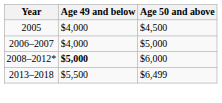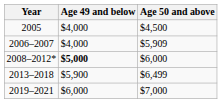(154, 43) $5,000 -> (154, 43) $5,909
(74, 75) $5,500 -> (74, 75) $5,900
+ row: (31, 91)
